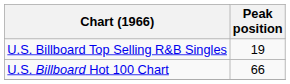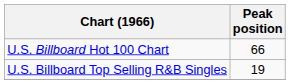rows swapped: (88, 69) <-> (117, 49)
